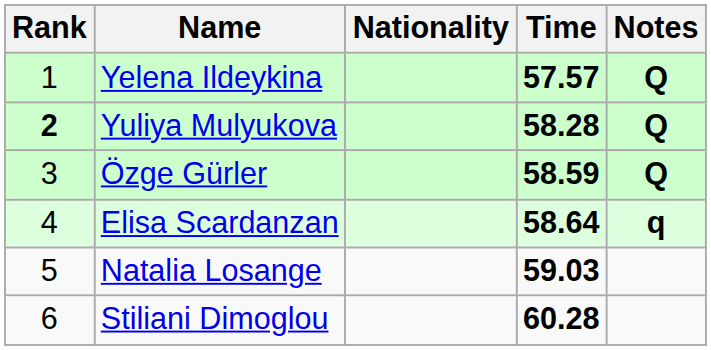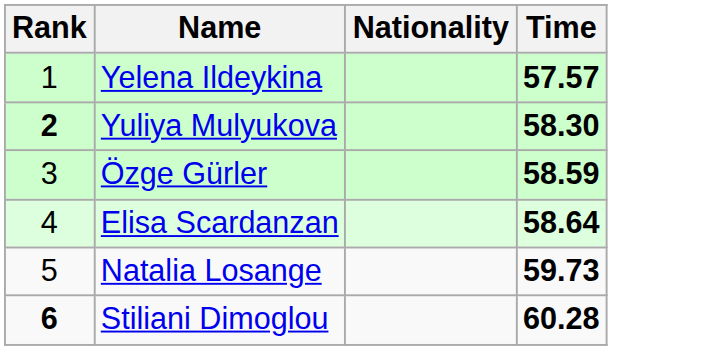- column: (656, 28)
(561, 125) 58.28 -> (561, 125) 58.30
(561, 271) 59.03 -> (561, 271) 59.73
(49, 319) normal -> (49, 319) bold
